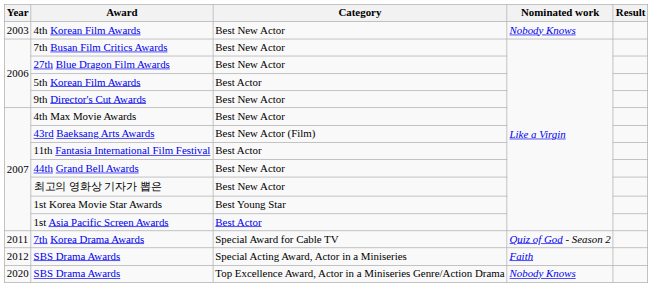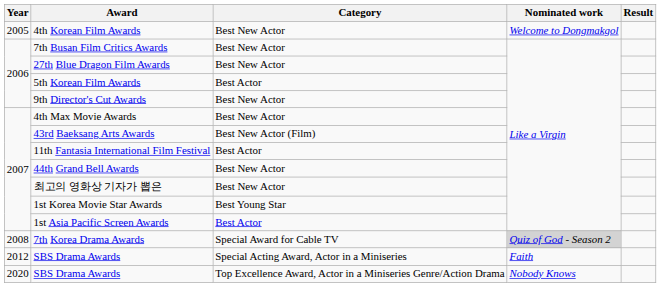(18, 30) 2003 -> (18, 30) 2005
(543, 30) Nobody Knows -> (564, 30) Welcome to Dongmakgol
(18, 239) 2011 -> (18, 239) 2008
(560, 239) no background -> (560, 239) lightgrey background
